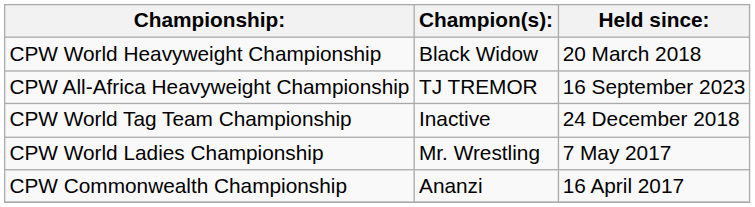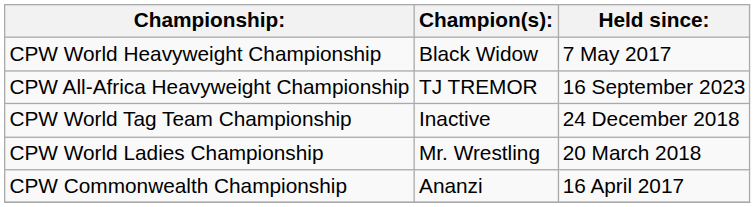(632, 53) 20 March 2018 -> (617, 53) 7 May 2017
(617, 152) 7 May 2017 -> (632, 152) 20 March 2018
